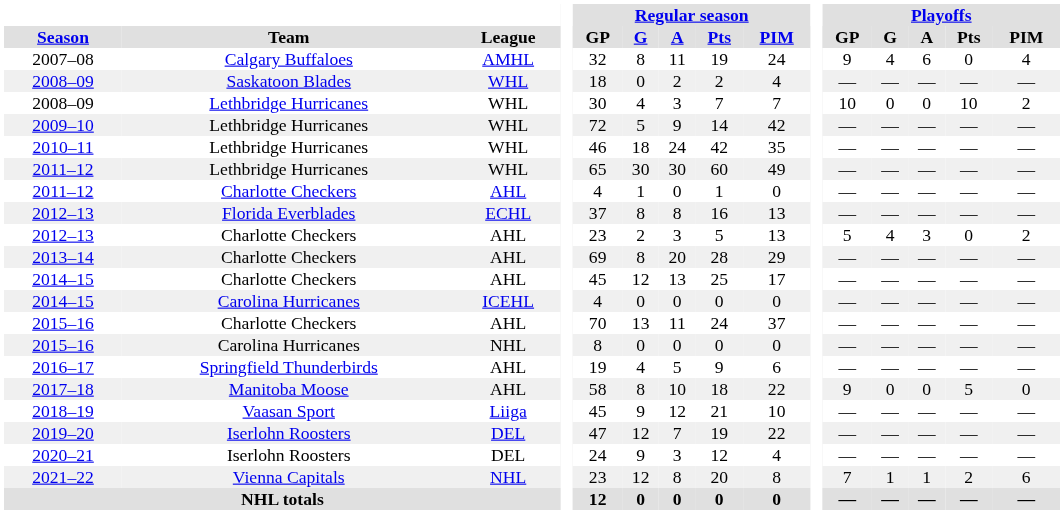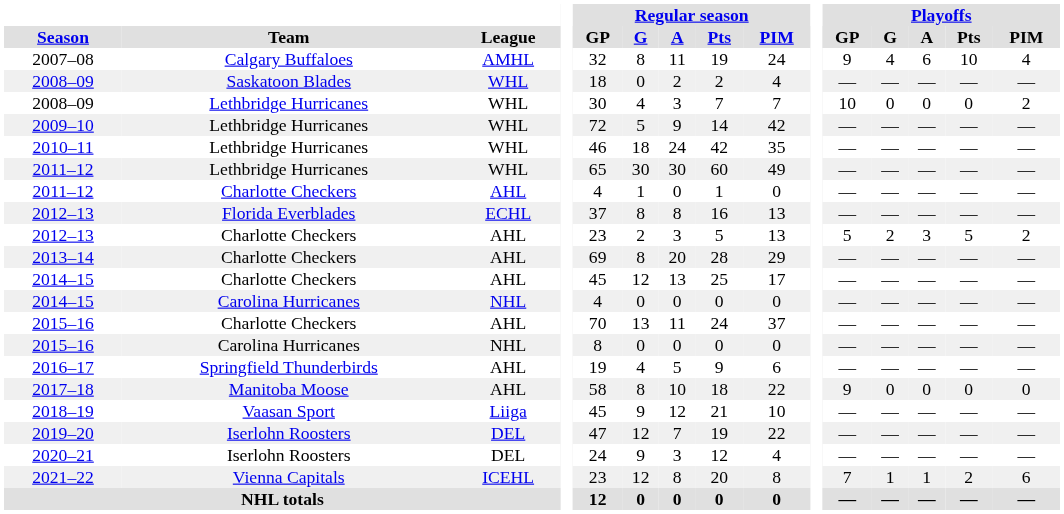(969, 58) 0 -> (969, 58) 10
(969, 102) 10 -> (969, 102) 0
(890, 234) 4 -> (890, 234) 2
(969, 234) 0 -> (969, 234) 5
(508, 300) ICEHL -> (508, 300) NHL
(969, 388) 5 -> (969, 388) 0
(508, 476) NHL -> (508, 476) ICEHL
